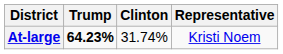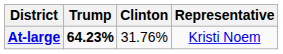(144, 37) 31.74% -> (144, 37) 31.76%
